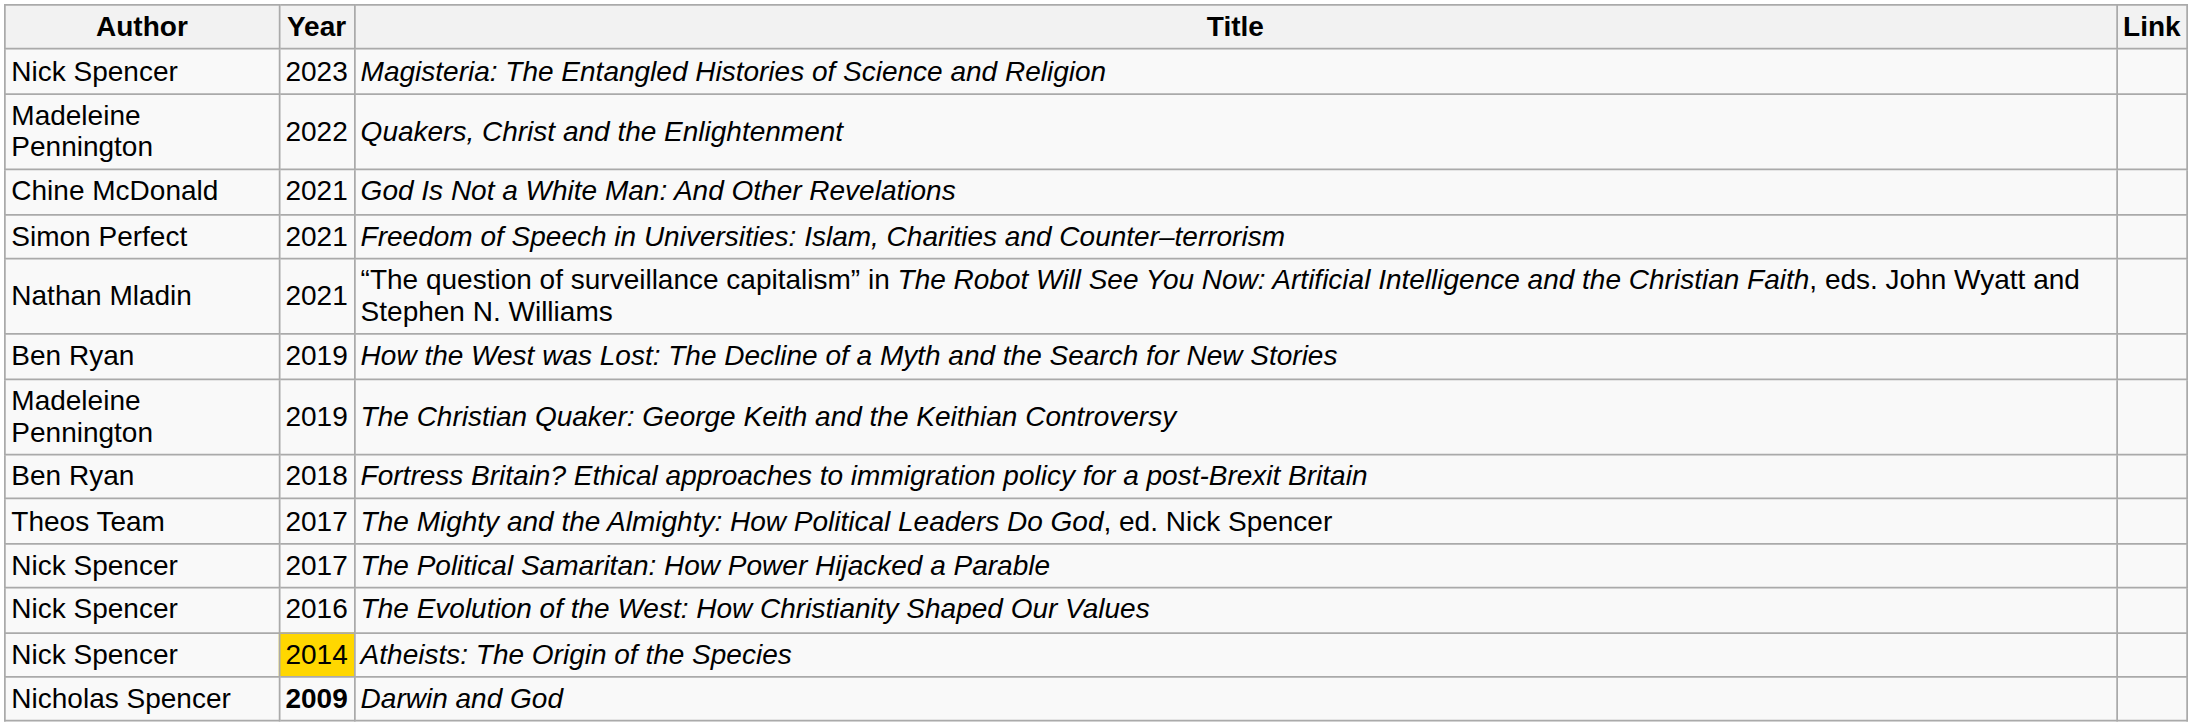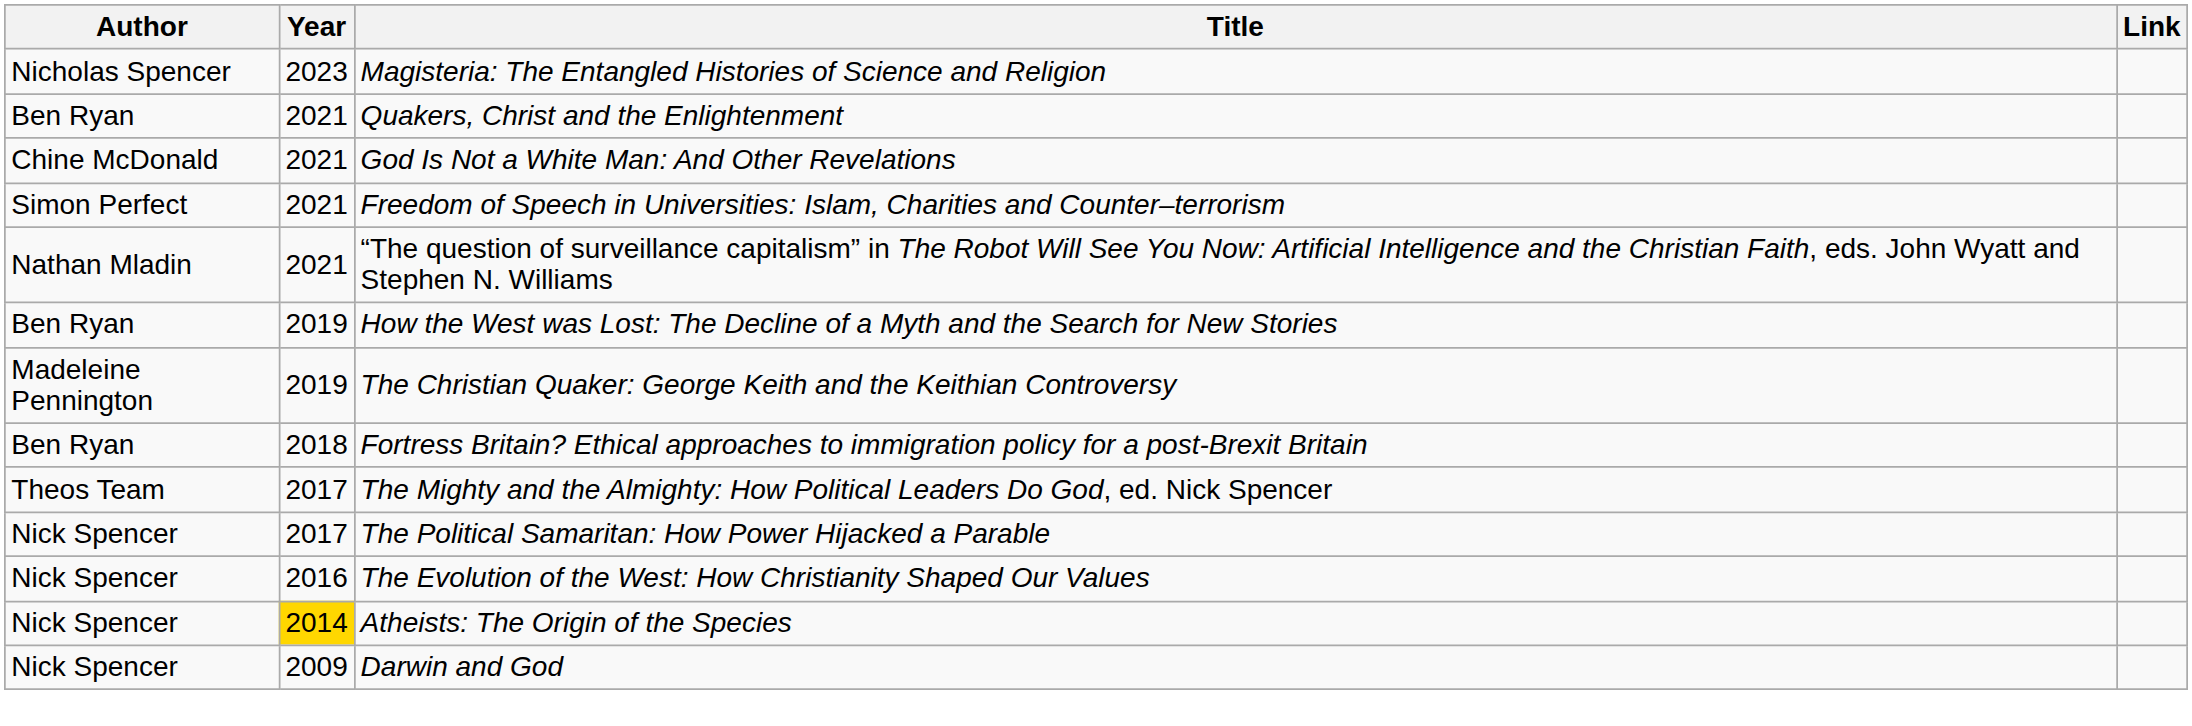(95, 71) Nick Spencer -> (121, 71) Nicholas Spencer
(82, 131) Madeleine Pennington -> (73, 115) Ben Ryan
(317, 131) 2022 -> (317, 115) 2021
(121, 698) Nicholas Spencer -> (95, 666) Nick Spencer
(317, 698) bold -> (317, 666) normal
